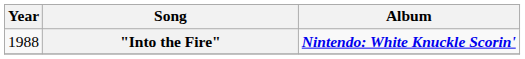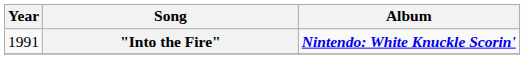(24, 41) 1988 -> (24, 41) 1991
